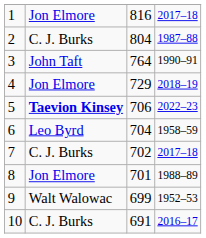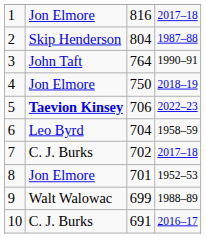(61, 38) C. J. Burks -> (75, 38) Skip Henderson
(141, 84) 729 -> (141, 84) 750
(178, 175) 1988–89 -> (178, 175) 1952–53
(178, 198) 1952–53 -> (178, 198) 1988–89
